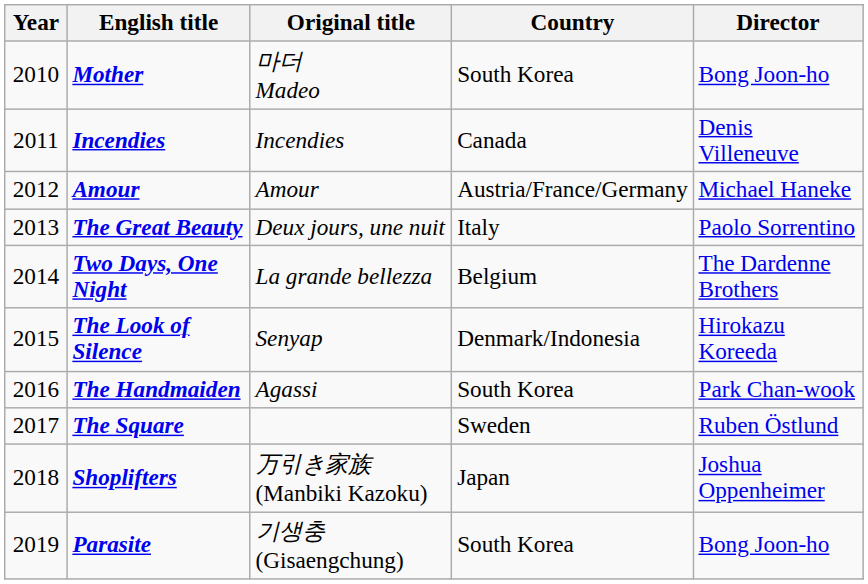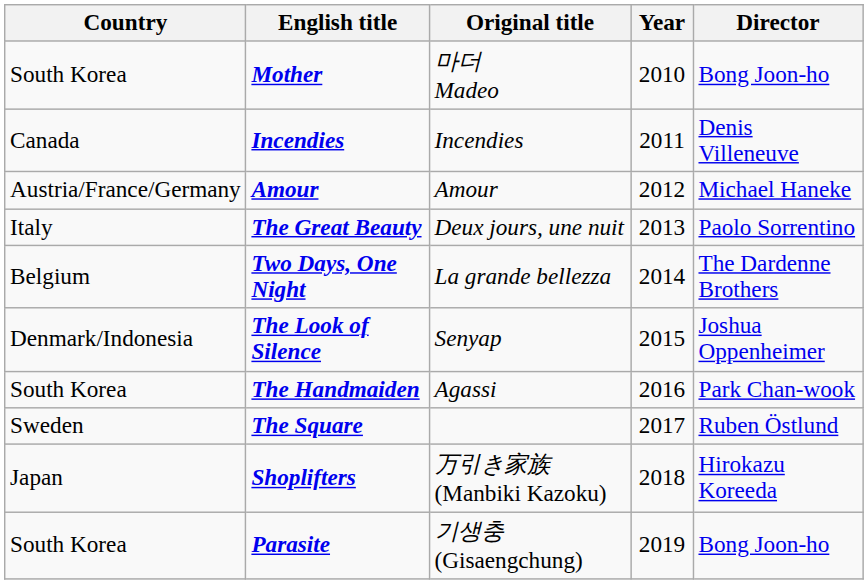columns swapped: (36, 22) <-> (572, 22)
(742, 339) Hirokazu Koreeda -> (762, 339) Joshua Oppenheimer
(762, 478) Joshua Oppenheimer -> (742, 478) Hirokazu Koreeda
